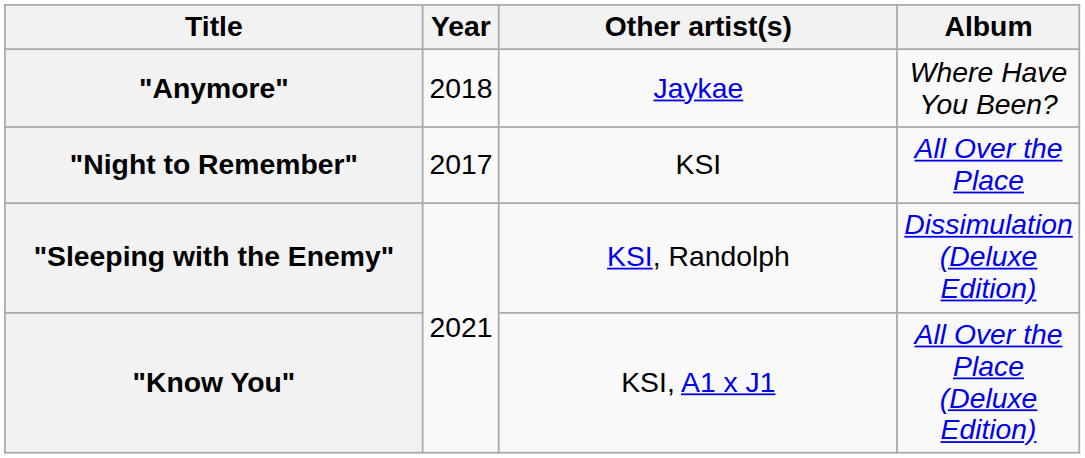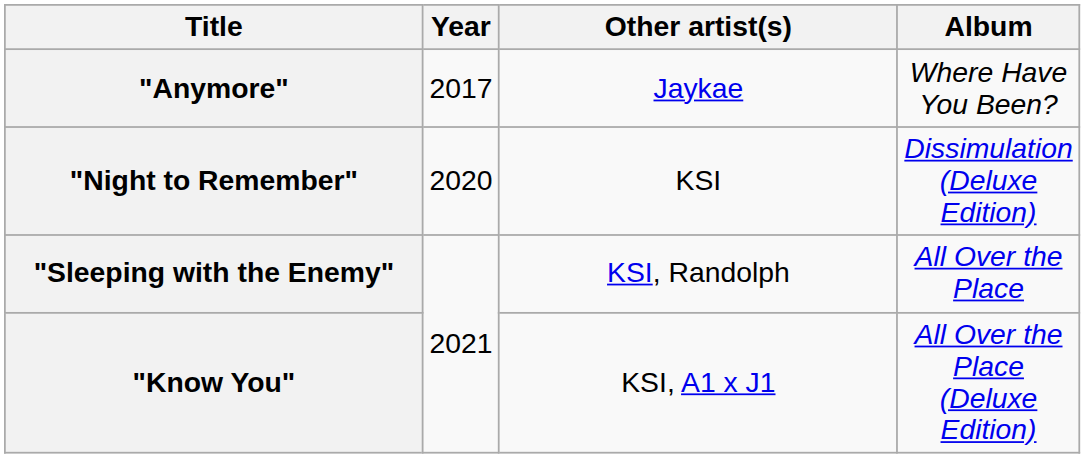(461, 87) 2018 -> (461, 87) 2017
(461, 164) 2017 -> (461, 180) 2020
(989, 164) All Over the Place -> (989, 180) Dissimulation (Deluxe Edition)
(989, 257) Dissimulation (Deluxe Edition) -> (989, 273) All Over the Place
